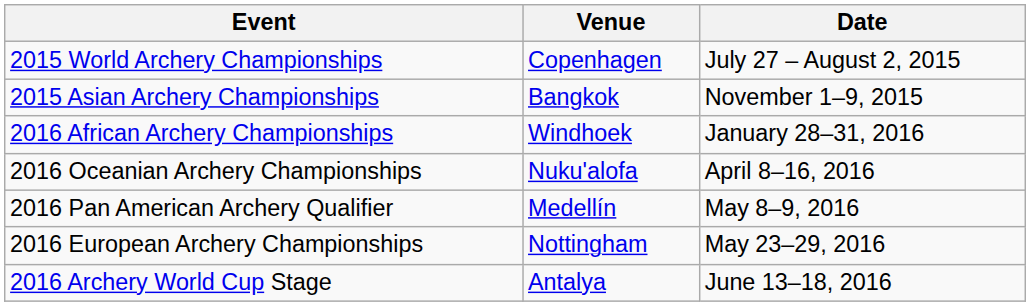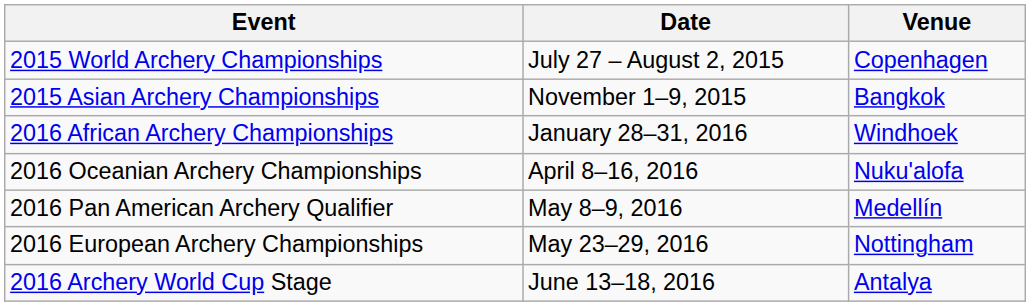columns swapped: (862, 23) <-> (611, 23)
